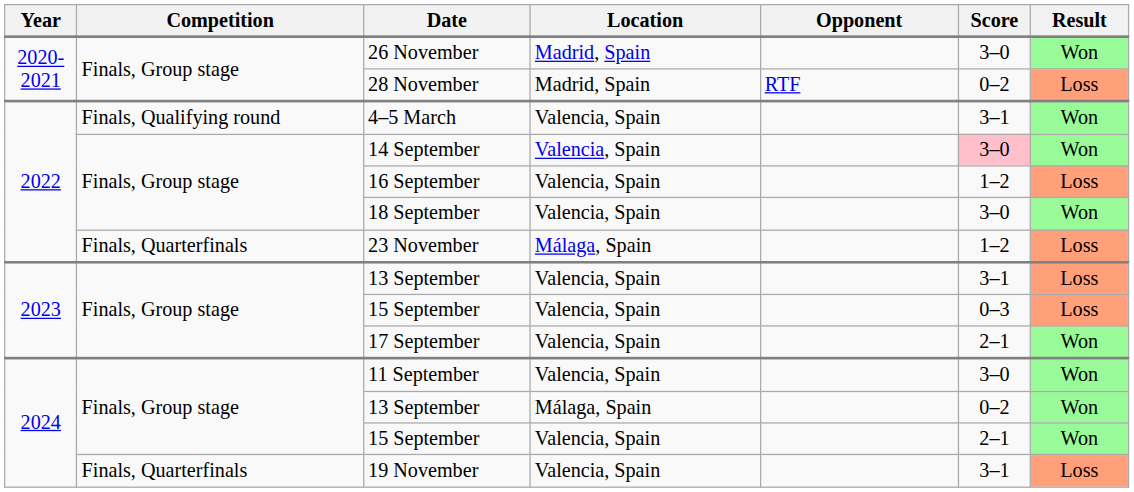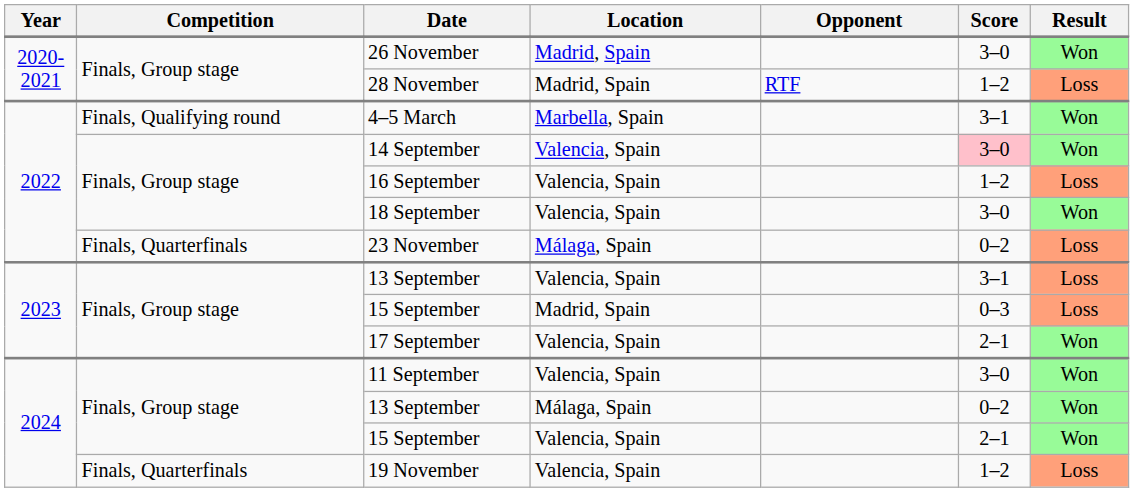(994, 85) 0–2 -> (994, 85) 1–2
(598, 117) Valencia, Spain -> (599, 117) Marbella, Spain
(994, 245) 1–2 -> (994, 245) 0–2
(598, 310) Valencia, Spain -> (593, 310) Madrid, Spain
(994, 470) 3–1 -> (994, 470) 1–2
